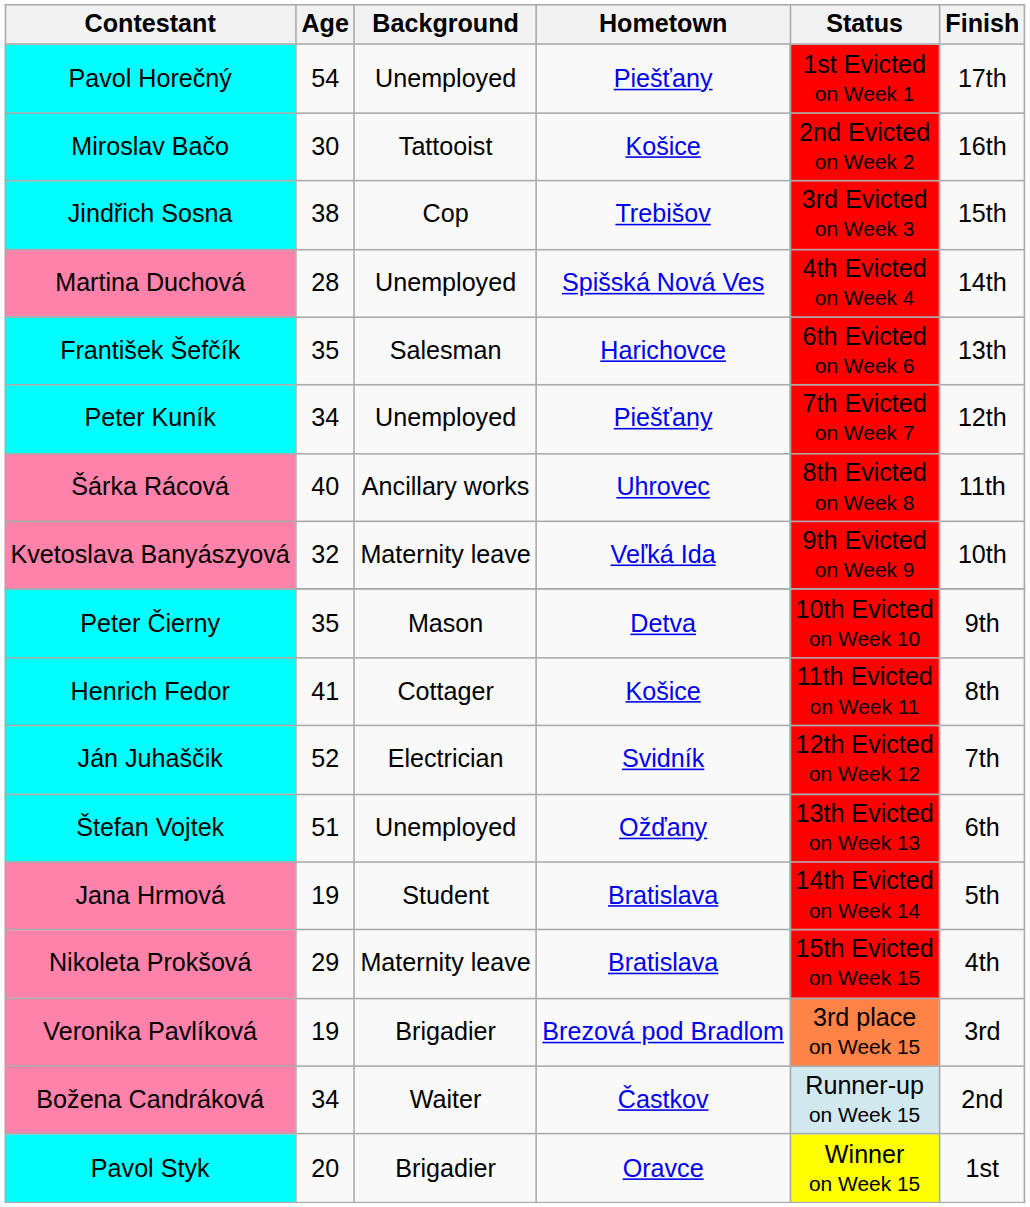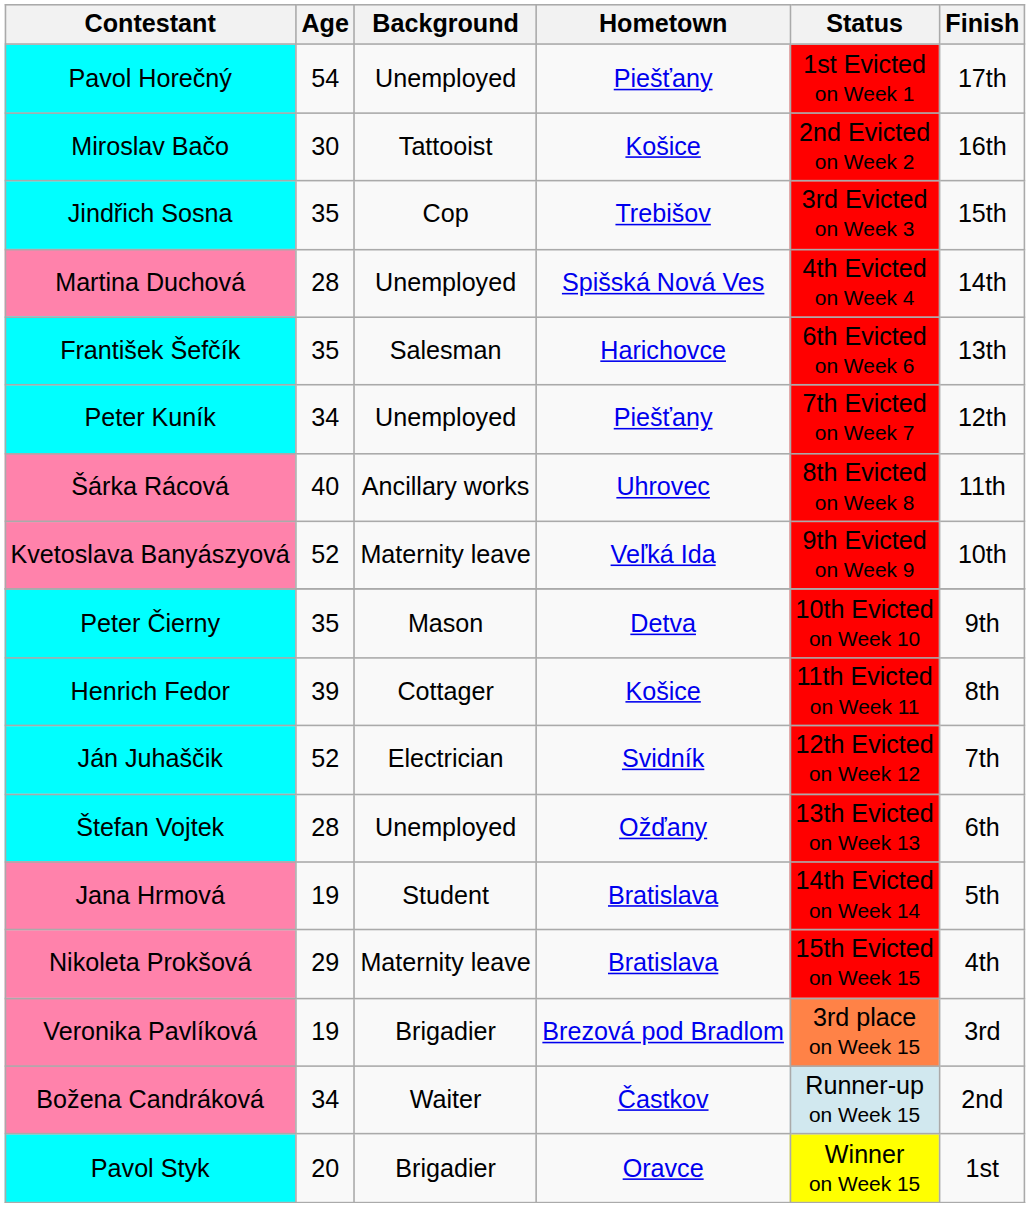(325, 214) 38 -> (325, 214) 35
(325, 555) 32 -> (325, 555) 52
(325, 691) 41 -> (325, 691) 39
(325, 827) 51 -> (325, 827) 28
